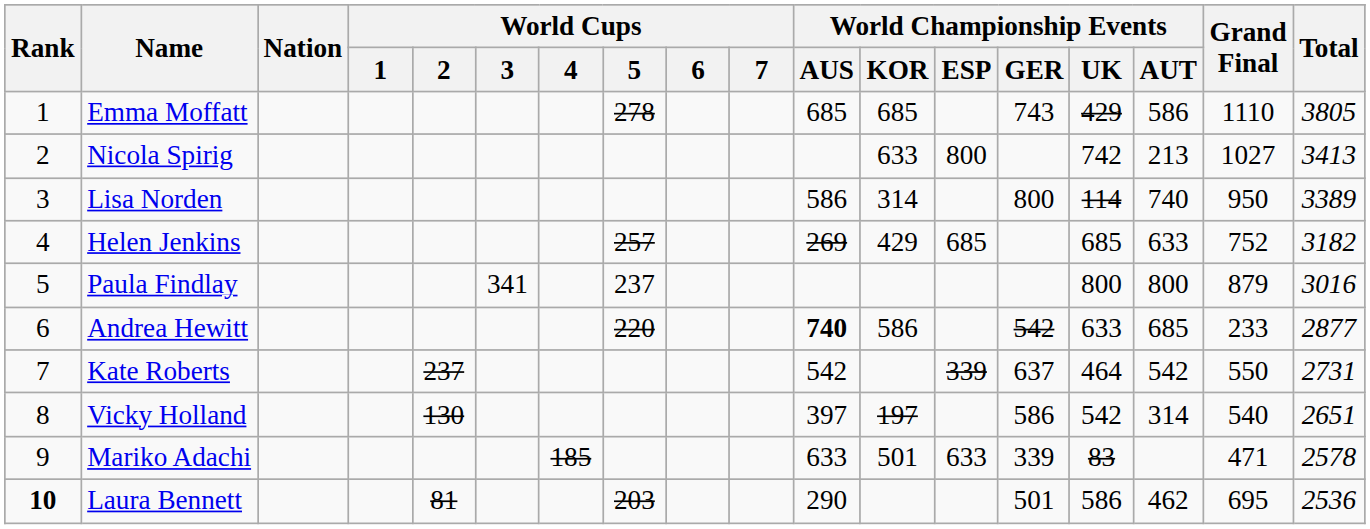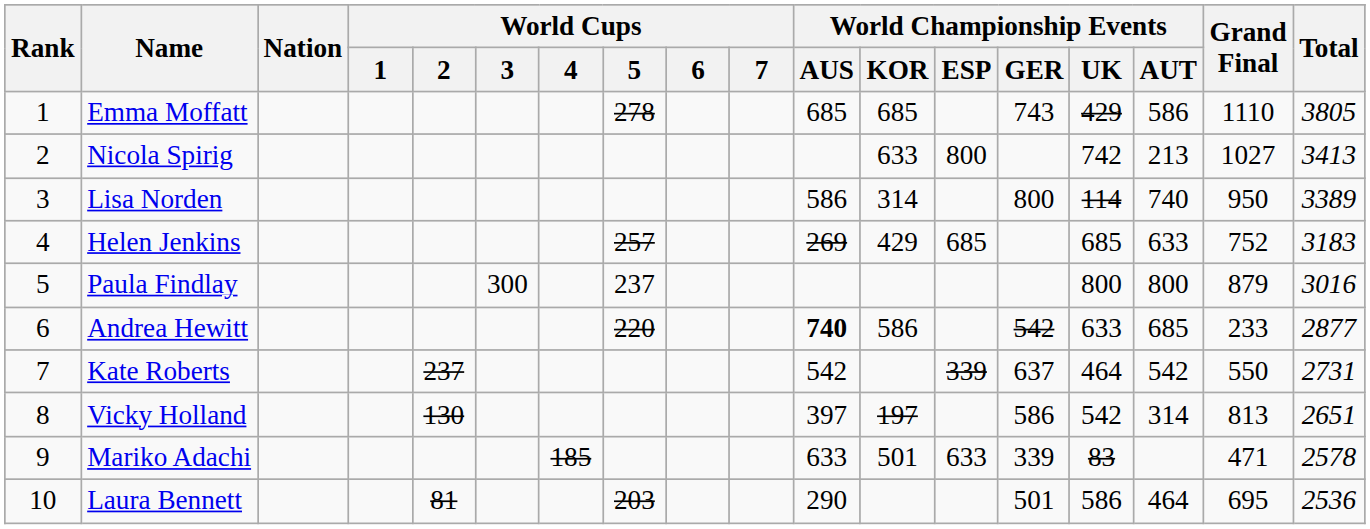(1329, 241) 3182 -> (1329, 241) 3183
(507, 284) 341 -> (507, 284) 300
(1248, 414) 540 -> (1248, 414) 813
(43, 500) bold -> (43, 500) normal
(1168, 500) 462 -> (1168, 500) 464
